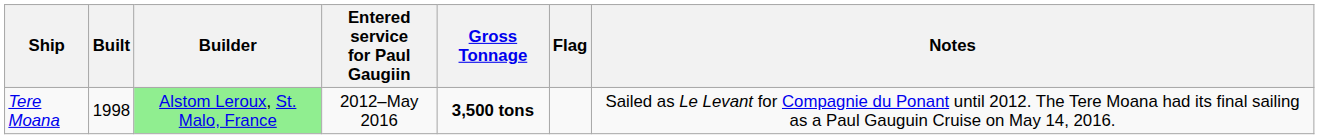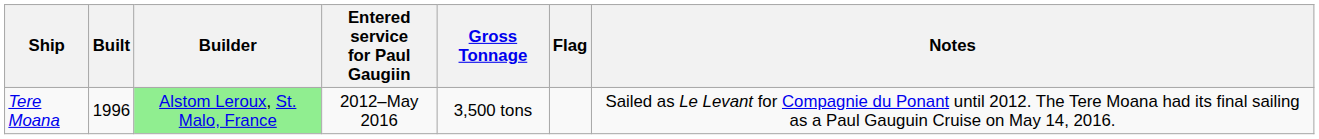(111, 110) 1998 -> (111, 110) 1996
(493, 110) bold -> (493, 110) normal
